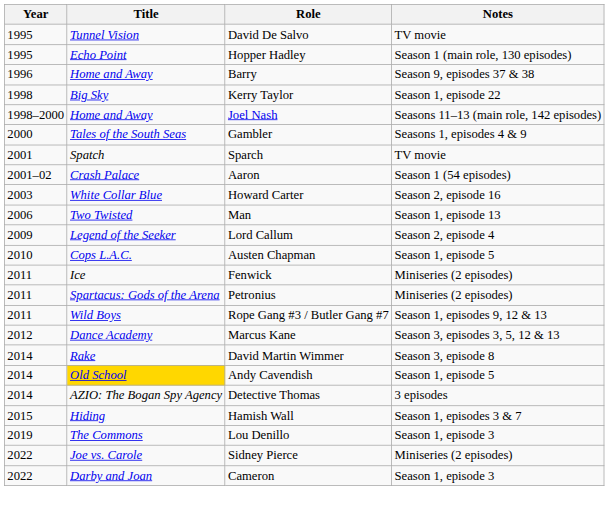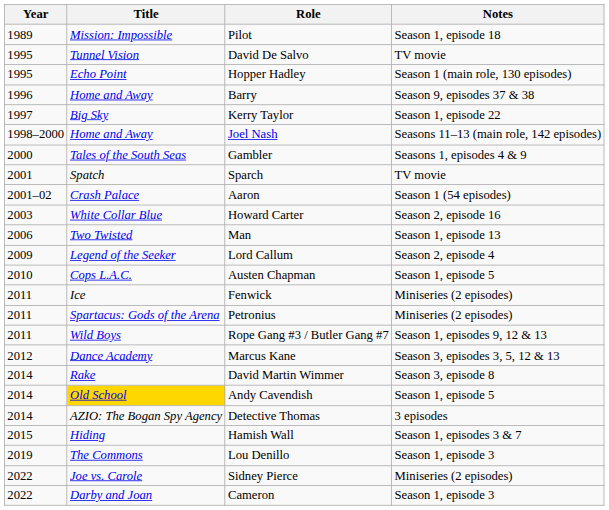+ row: (240, 34)
(20, 94) 1998 -> (20, 114) 1997
